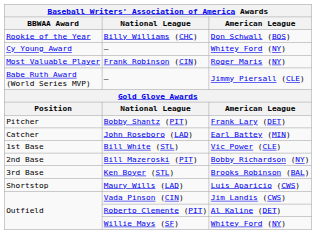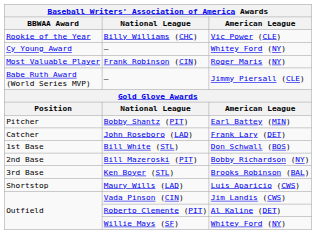(251, 36) Don Schwall (BOS) -> (246, 36) Vic Power (CLE)
(248, 121) Frank Lary (DET) -> (251, 121) Earl Battey (MIN)
(251, 134) Earl Battey (MIN) -> (248, 134) Frank Lary (DET)
(246, 147) Vic Power (CLE) -> (251, 147) Don Schwall (BOS)
